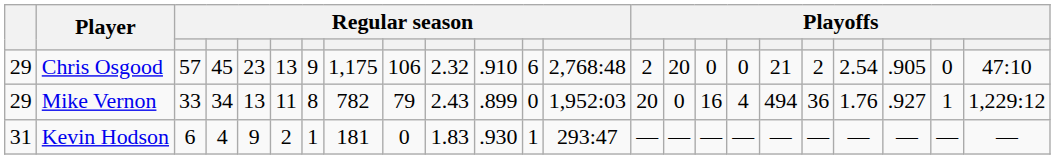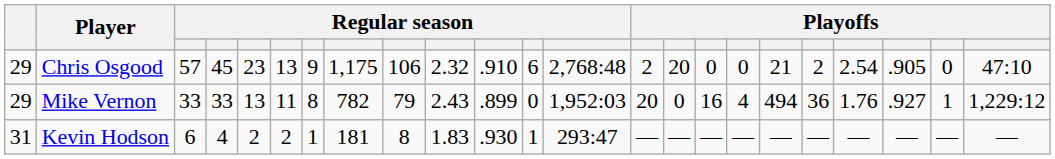(222, 101) 34 -> (222, 101) 33
(254, 136) 9 -> (254, 136) 2
(404, 136) 0 -> (404, 136) 8
